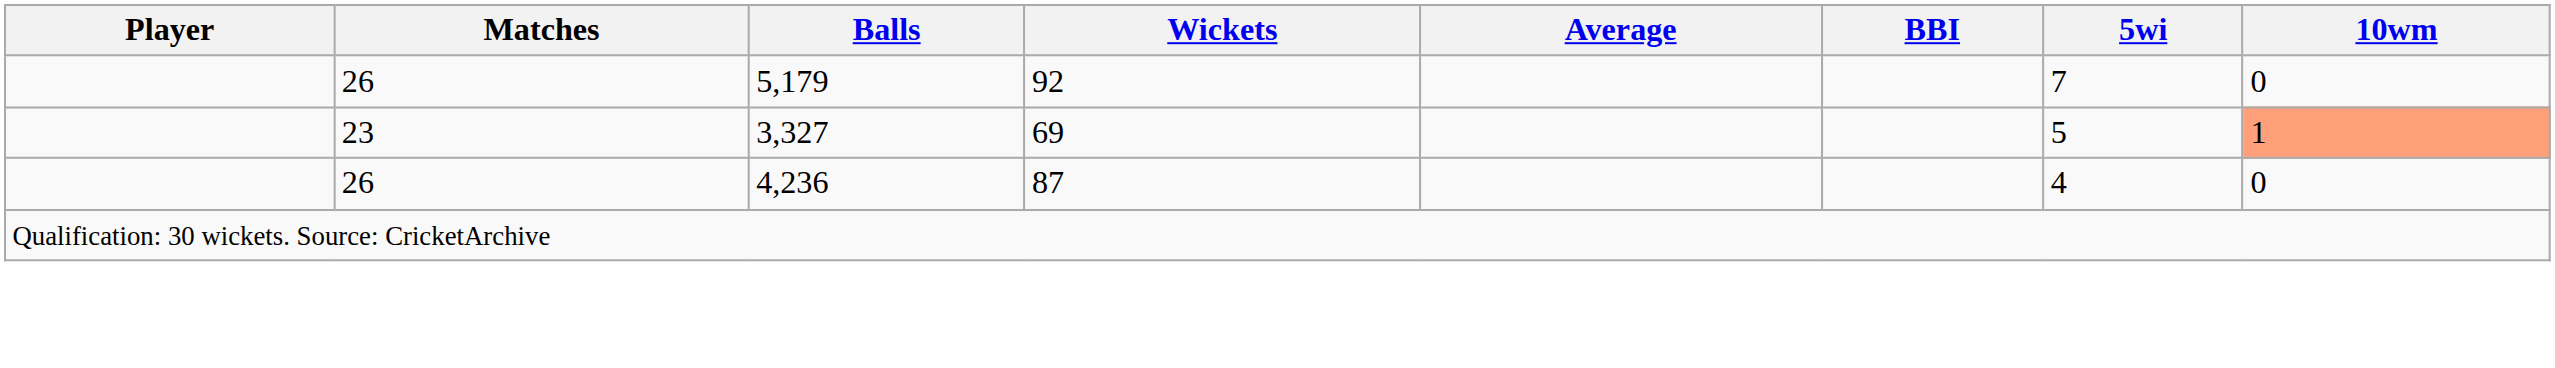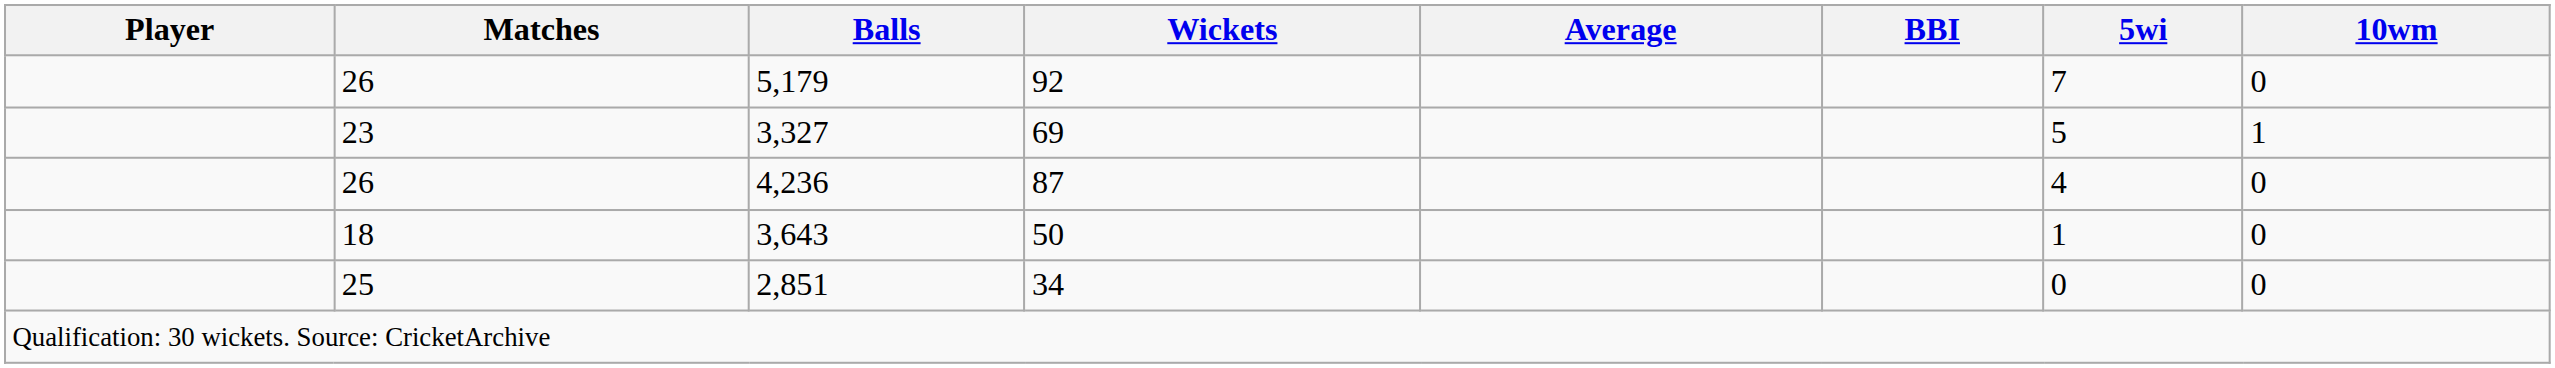(2258, 132) lightsalmon background -> (2258, 132) no background
+ row: (792, 234)
+ row: (792, 285)
